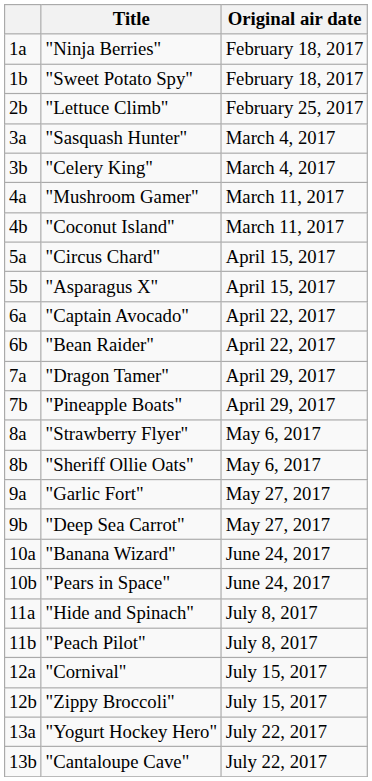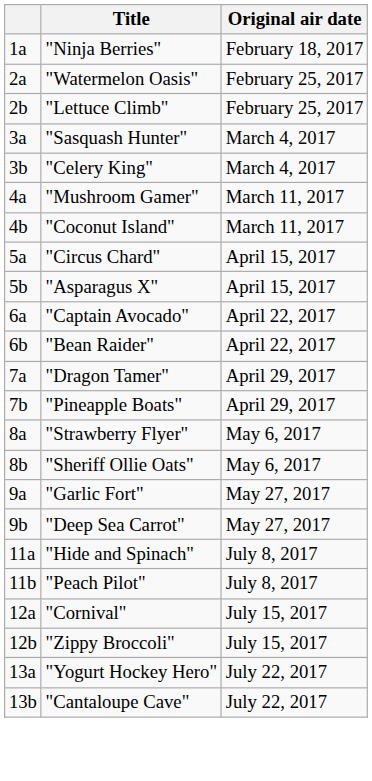- row: (119, 78)
+ row: (122, 78)
- row: (111, 553)
- row: (108, 583)
